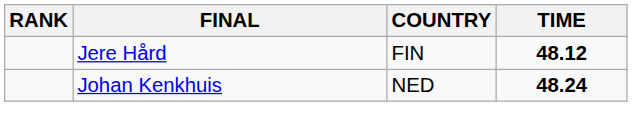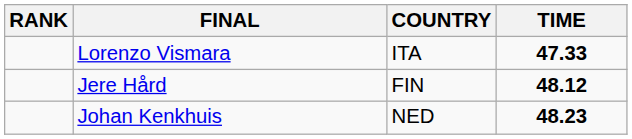+ row: (154, 52)
(562, 85) 48.24 -> (562, 117) 48.23
